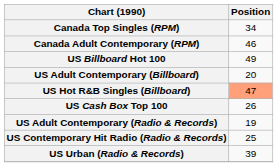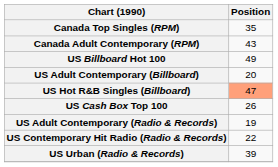(251, 28) 34 -> (251, 28) 35
(251, 43) 46 -> (251, 43) 43
(251, 138) 25 -> (251, 138) 22
